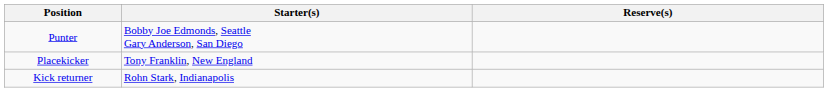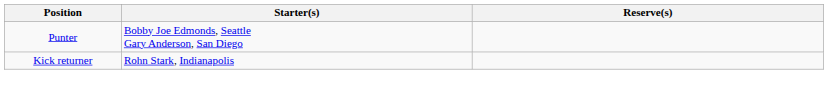- row: (63, 60)
